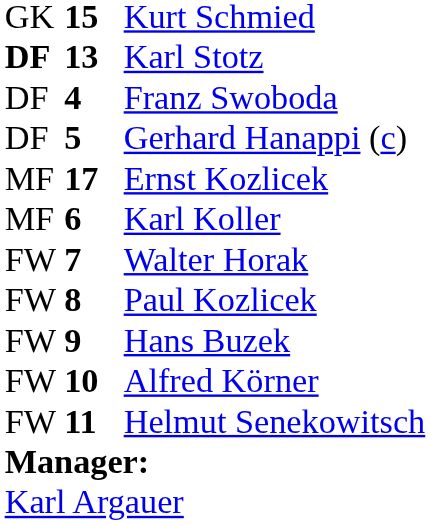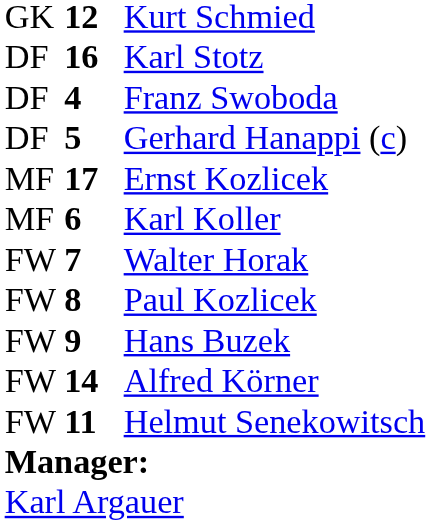(81, 16) 15 -> (81, 16) 12
(27, 57) bold -> (27, 57) normal
(81, 57) 13 -> (81, 57) 16
(81, 380) 10 -> (81, 380) 14
